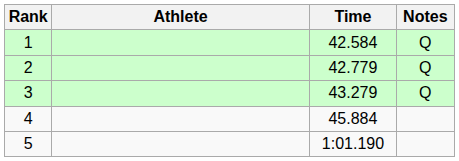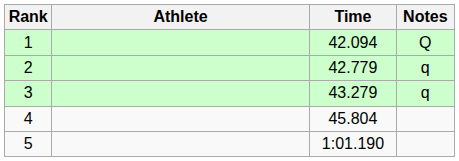(353, 42) 42.584 -> (353, 42) 42.094
(425, 67) Q -> (425, 67) q
(425, 93) Q -> (425, 93) q
(353, 118) 45.884 -> (353, 118) 45.804
